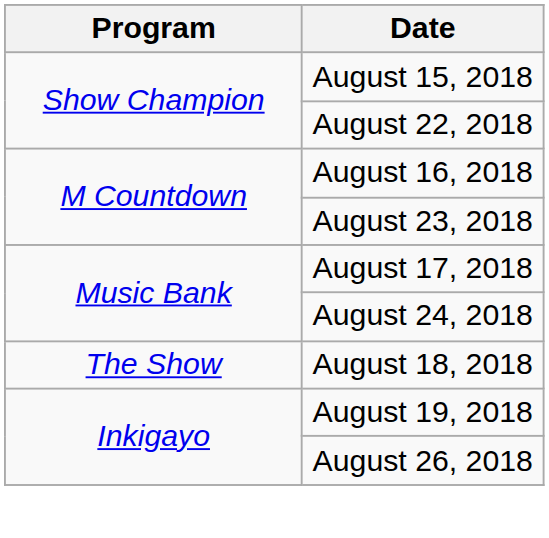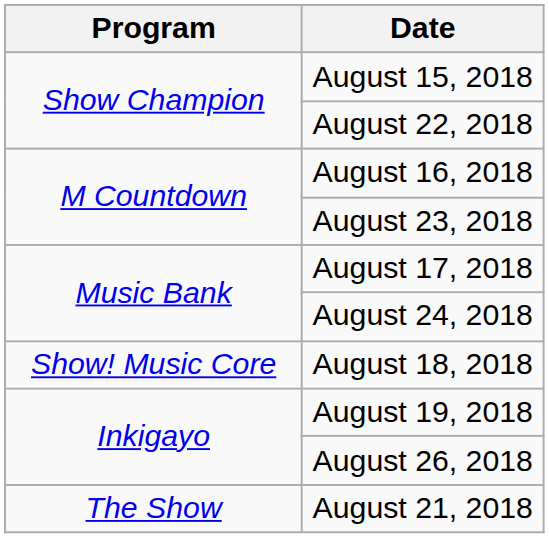(154, 364) The Show -> (154, 364) Show! Music Core
+ row: (423, 508)
